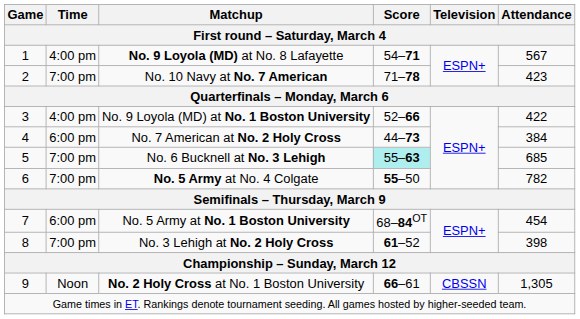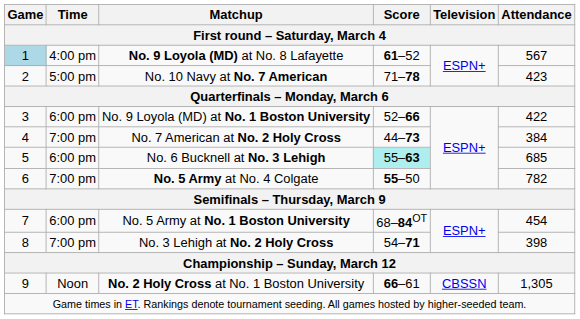(25, 56) no background -> (25, 56) lightblue background
(402, 56) 54–71 -> (402, 56) 61–52
(73, 76) 7:00 pm -> (73, 76) 5:00 pm
(73, 117) 4:00 pm -> (73, 117) 6:00 pm
(73, 138) 6:00 pm -> (73, 138) 7:00 pm
(73, 158) 7:00 pm -> (73, 158) 6:00 pm
(402, 242) 61–52 -> (402, 242) 54–71
